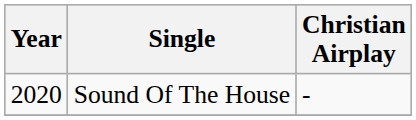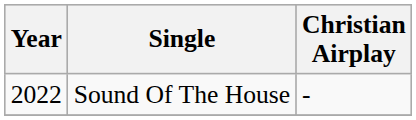(36, 94) 2020 -> (36, 94) 2022
